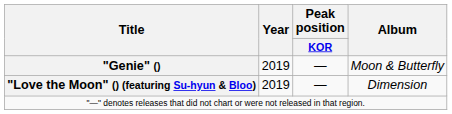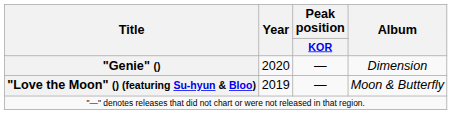(276, 65) 2019 -> (276, 65) 2020
(397, 65) Moon & Butterfly -> (397, 65) Dimension
(397, 85) Dimension -> (397, 85) Moon & Butterfly
